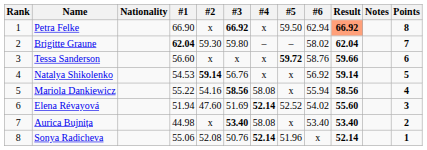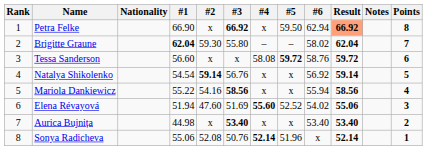(237, 43) 59.80 -> (237, 43) 55.80
(264, 59) x -> (264, 59) 58.08
(347, 59) 59.66 -> (347, 59) 59.72
(183, 75) 54.53 -> (183, 75) 54.54
(264, 91) 58.08 -> (264, 91) x
(264, 106) 52.14 -> (264, 106) 55.60
(347, 106) 55.60 -> (347, 106) 55.06
(264, 122) 58.08 -> (264, 122) x
